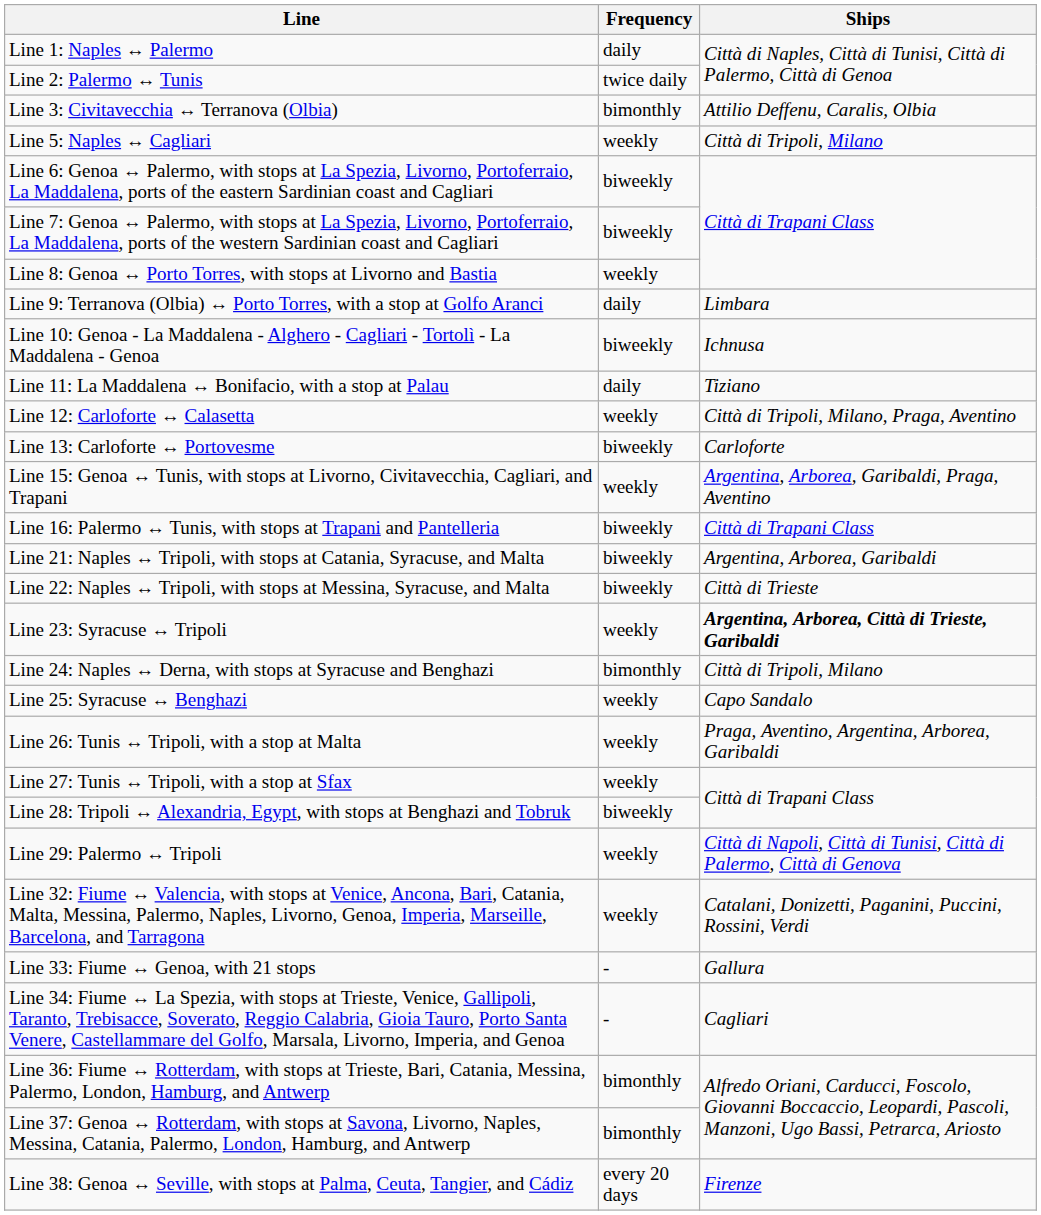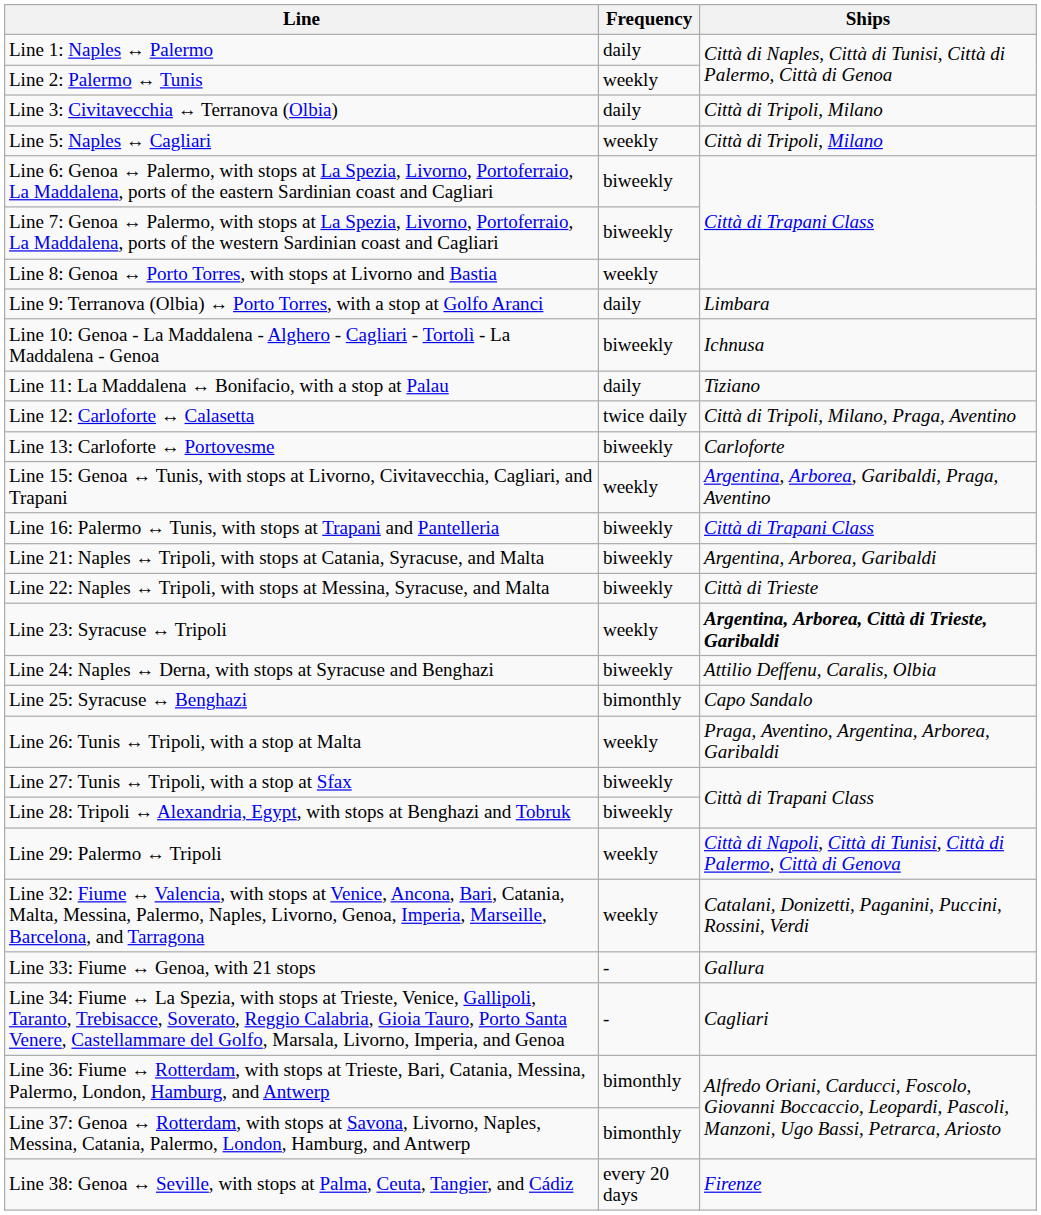(645, 79) twice daily -> (630, 79) weekly
(642, 110) bimonthly -> (622, 110) daily
(820, 110) Attilio Deffenu, Caralis, Olbia -> (793, 110) Città di Tripoli, Milano
(630, 416) weekly -> (645, 416) twice daily
(642, 670) bimonthly -> (638, 670) biweekly
(793, 670) Città di Tripoli, Milano -> (820, 670) Attilio Deffenu, Caralis, Olbia
(630, 700) weekly -> (642, 700) bimonthly
(630, 782) weekly -> (638, 782) biweekly
